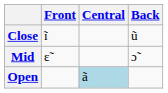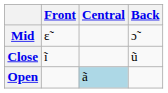rows swapped: (23, 35) <-> (23, 56)
